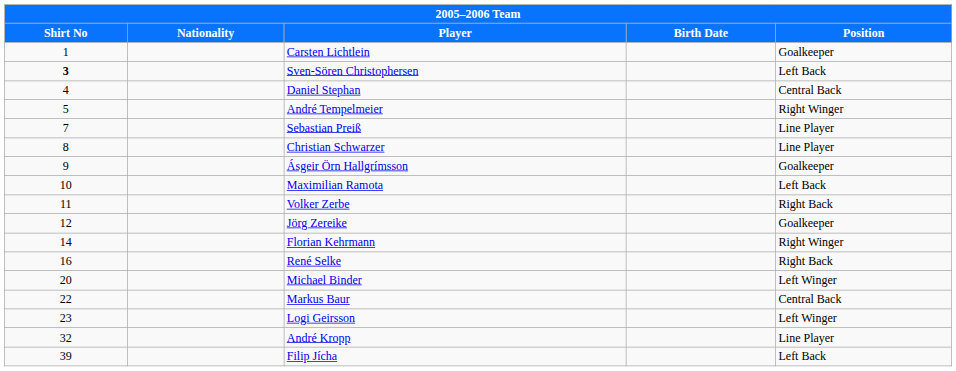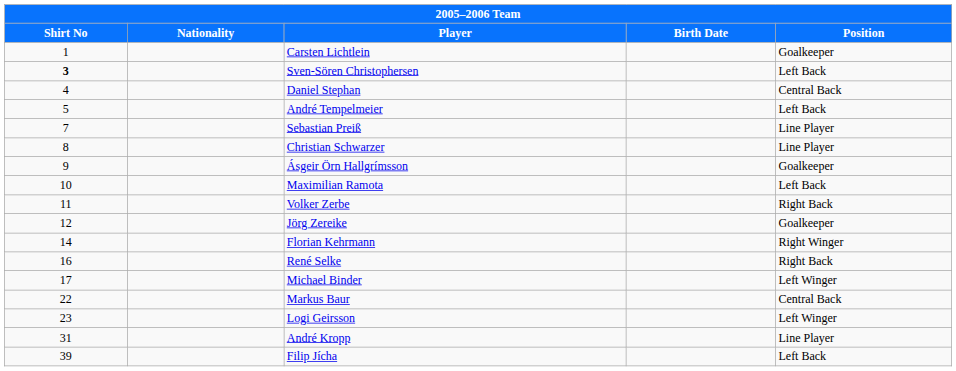(811, 109) Right Winger -> (802, 109) Left Back
(66, 280) 20 -> (66, 280) 17
(66, 337) 32 -> (66, 337) 31
